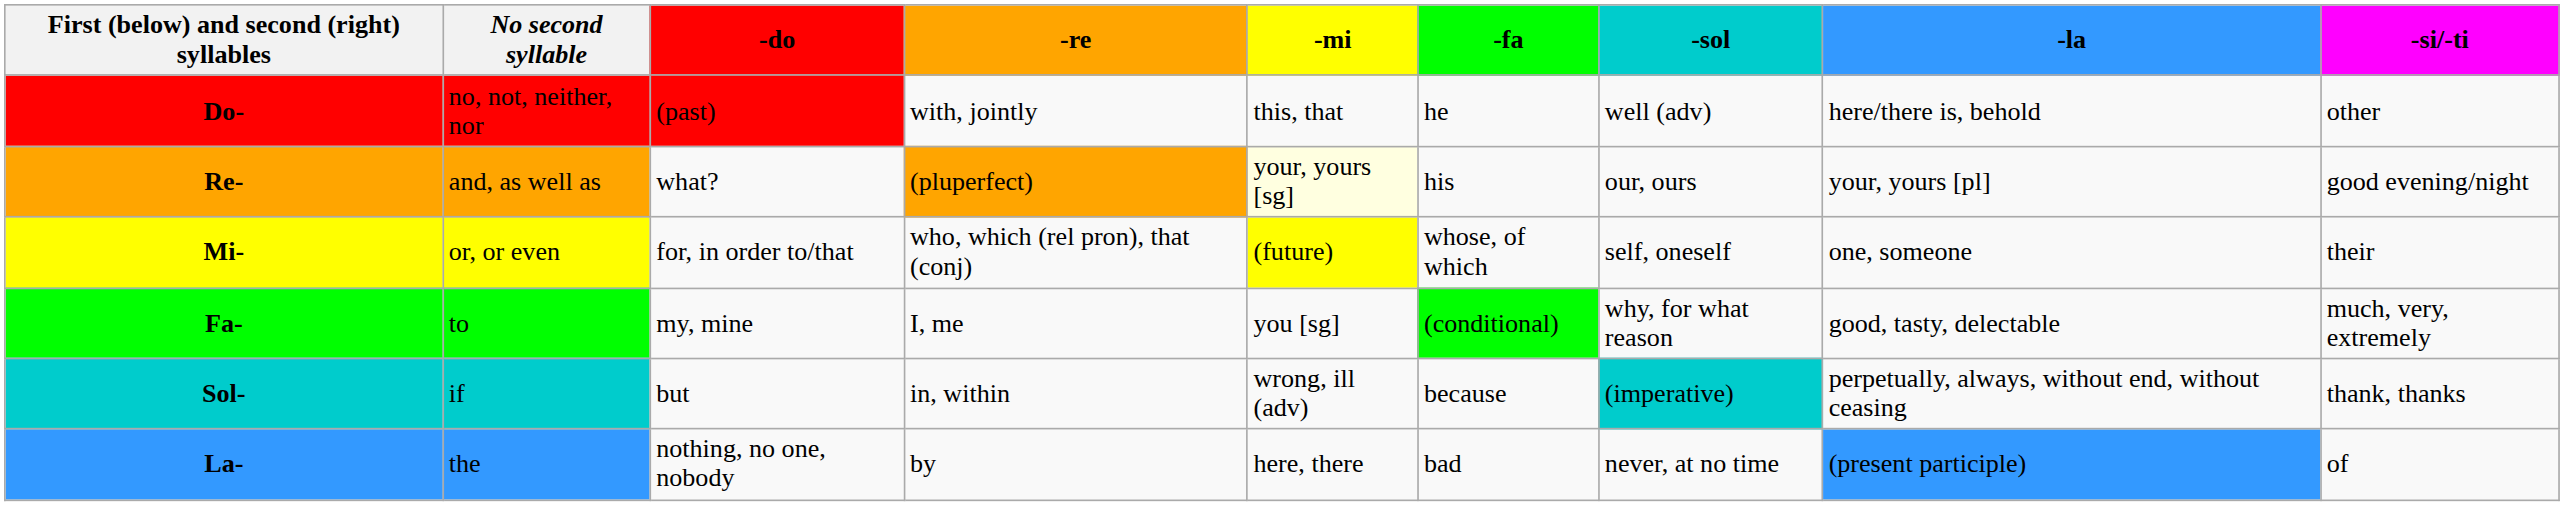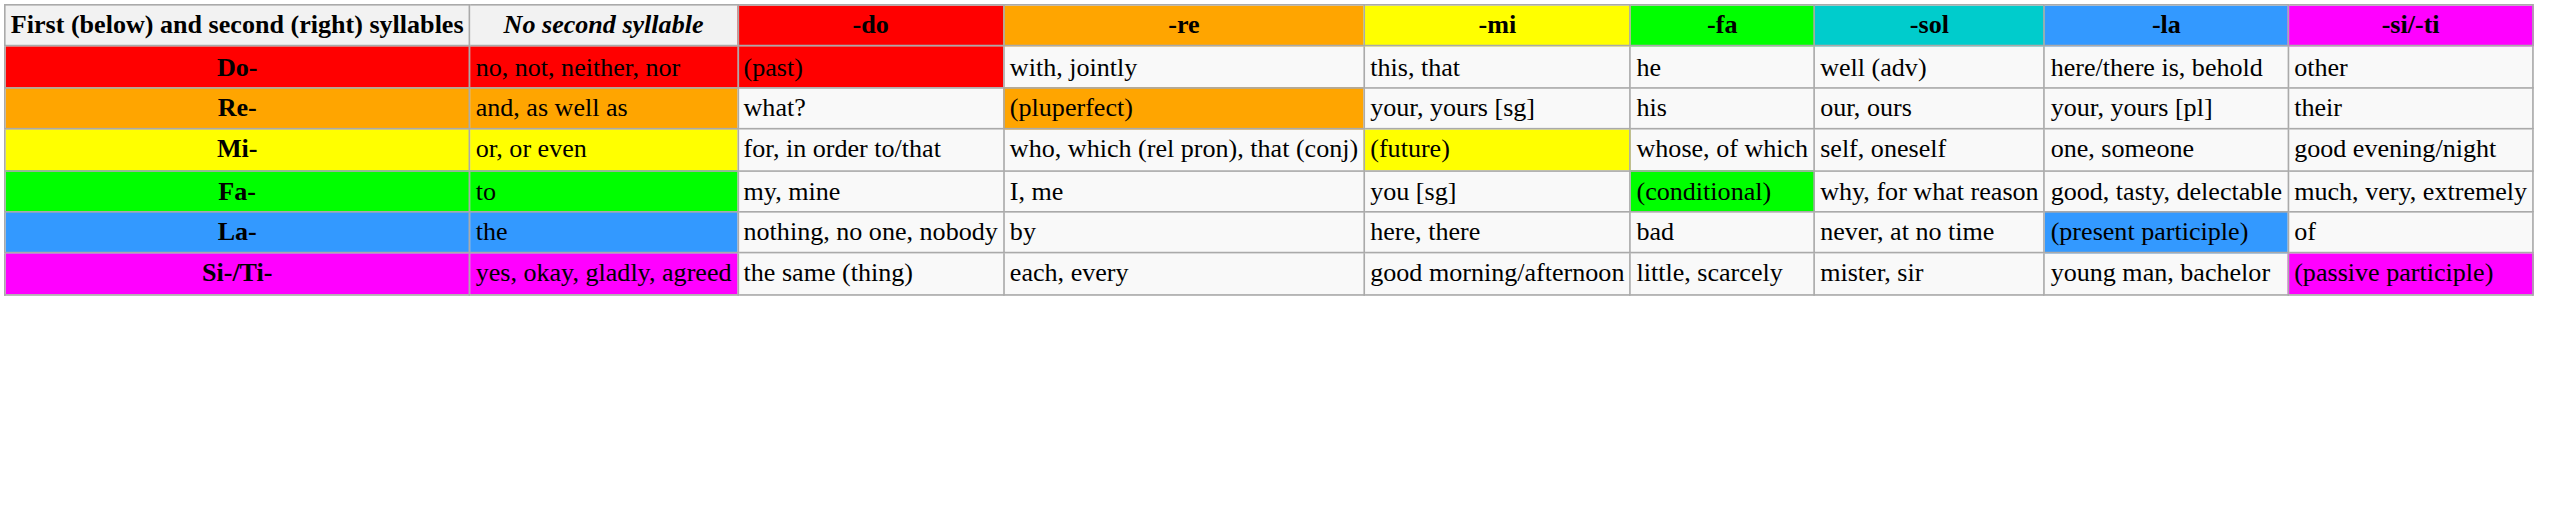(1312, 181) lightyellow background -> (1453, 107) no background
(2428, 181) good evening/night -> (2318, 107) their
(2351, 251) their -> (2395, 149) good evening/night
- row: (224, 393)
+ row: (237, 273)
